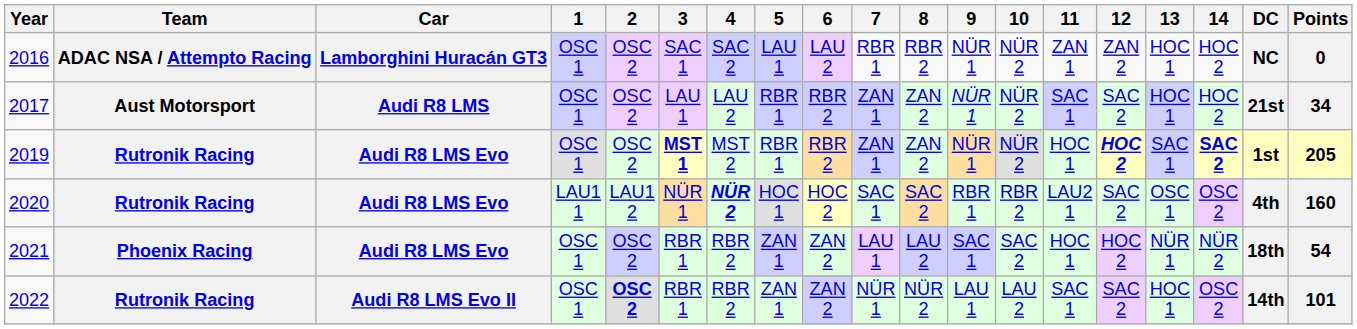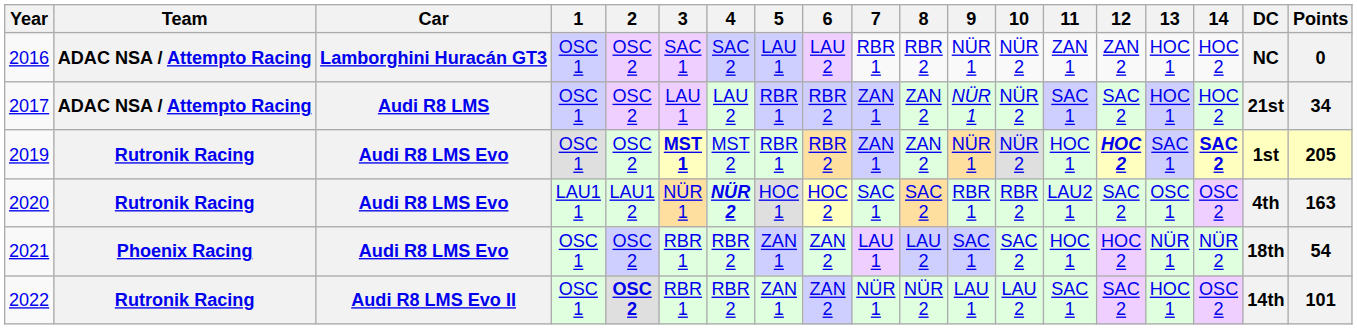(185, 105) Aust Motorsport -> (185, 105) ADAC NSA / Attempto Racing
(1321, 202) 160 -> (1321, 202) 163
